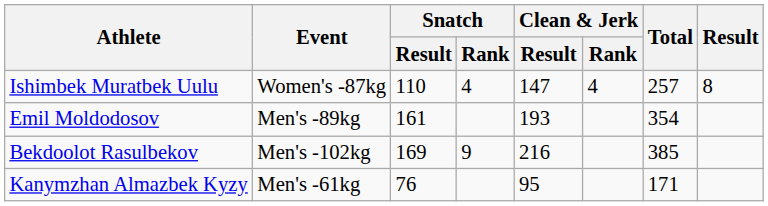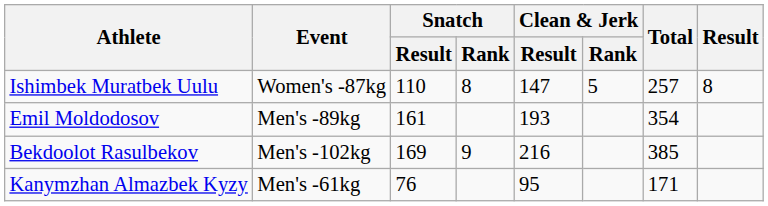(466, 86) 4 -> (466, 86) 8
(593, 86) 4 -> (593, 86) 5
